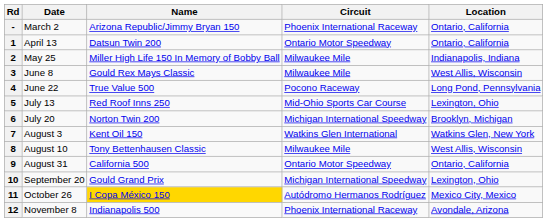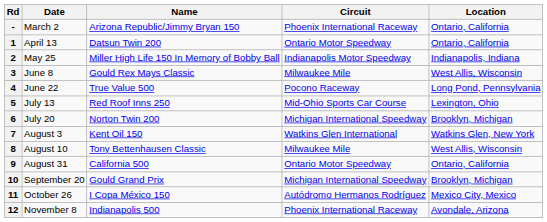(317, 57) Milwaukee Mile -> (348, 57) Indianapolis Motor Speedway
(465, 179) Lexington, Ohio -> (472, 179) Brooklyn, Michigan
(130, 194) gold background -> (130, 194) no background
